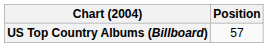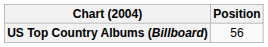(237, 33) 57 -> (237, 33) 56
